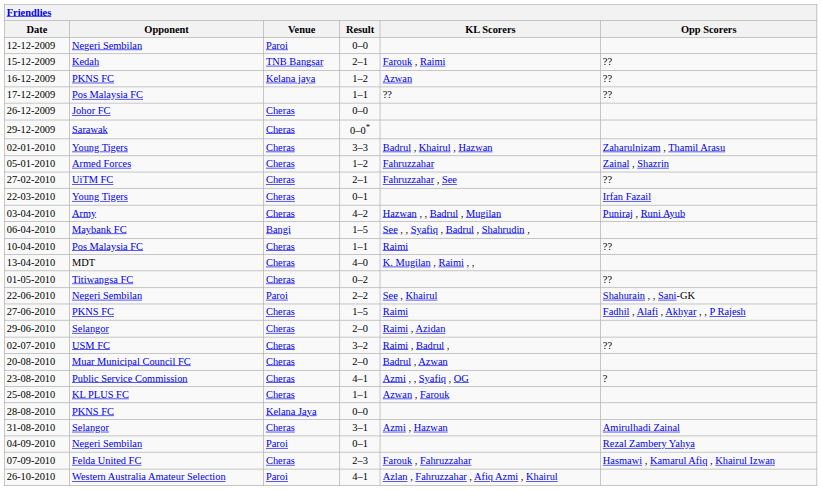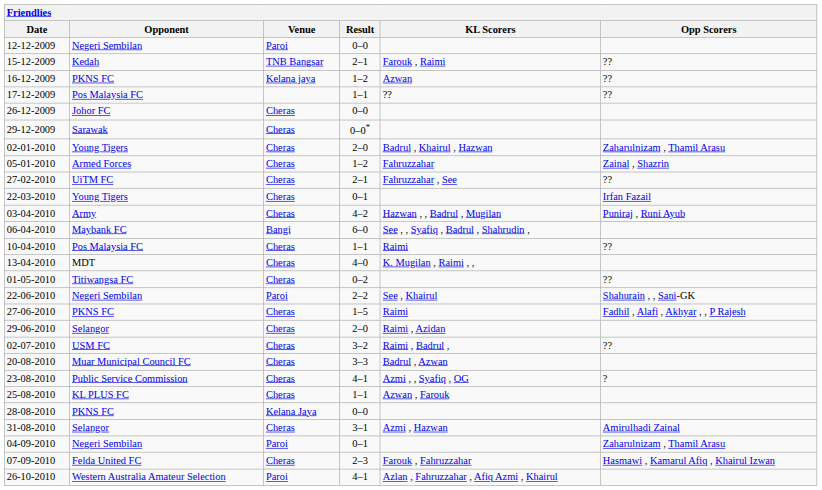(360, 147) 3–3 -> (360, 147) 2–0
(360, 229) 1–5 -> (360, 229) 6–0
(360, 361) 2–0 -> (360, 361) 3–3
(649, 444) Rezal Zambery Yahya -> (664, 444) Zaharulnizam , Thamil Arasu
